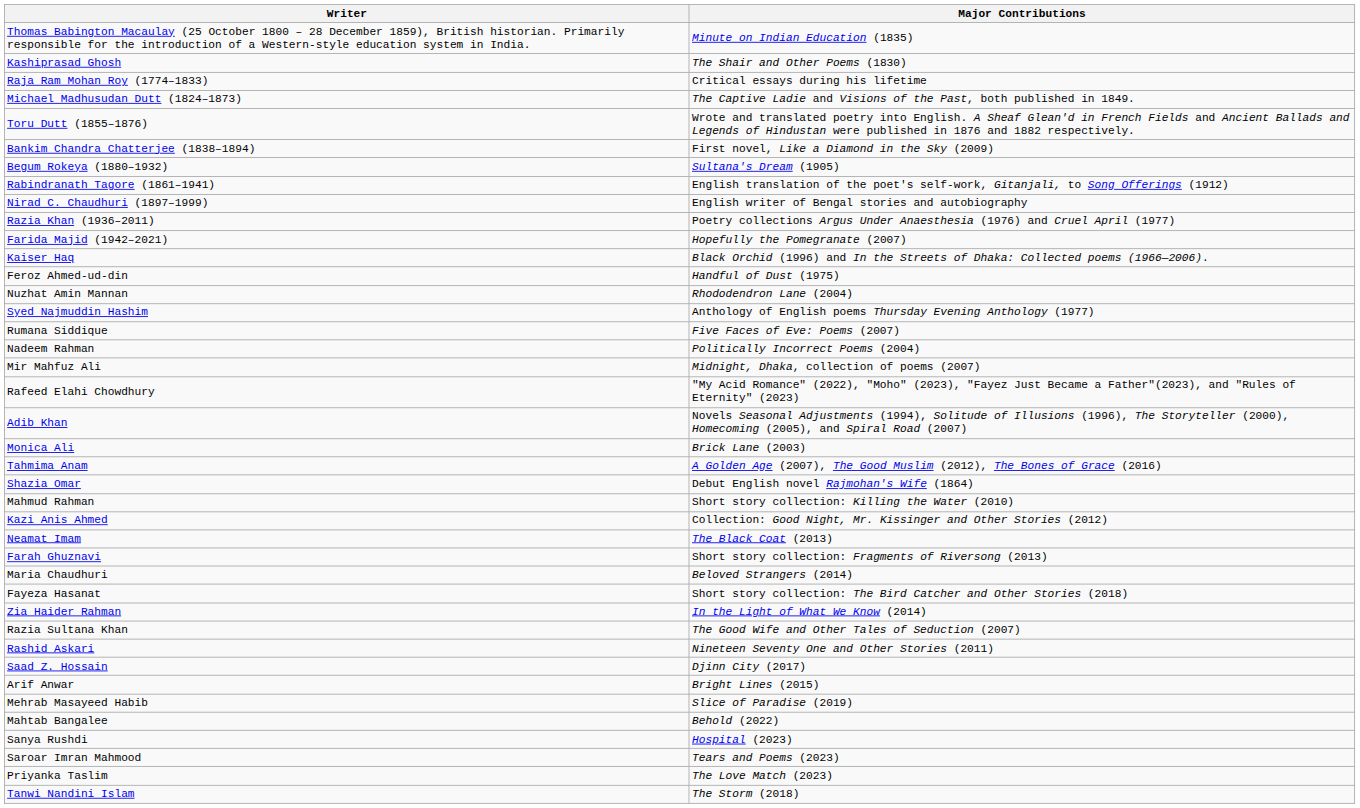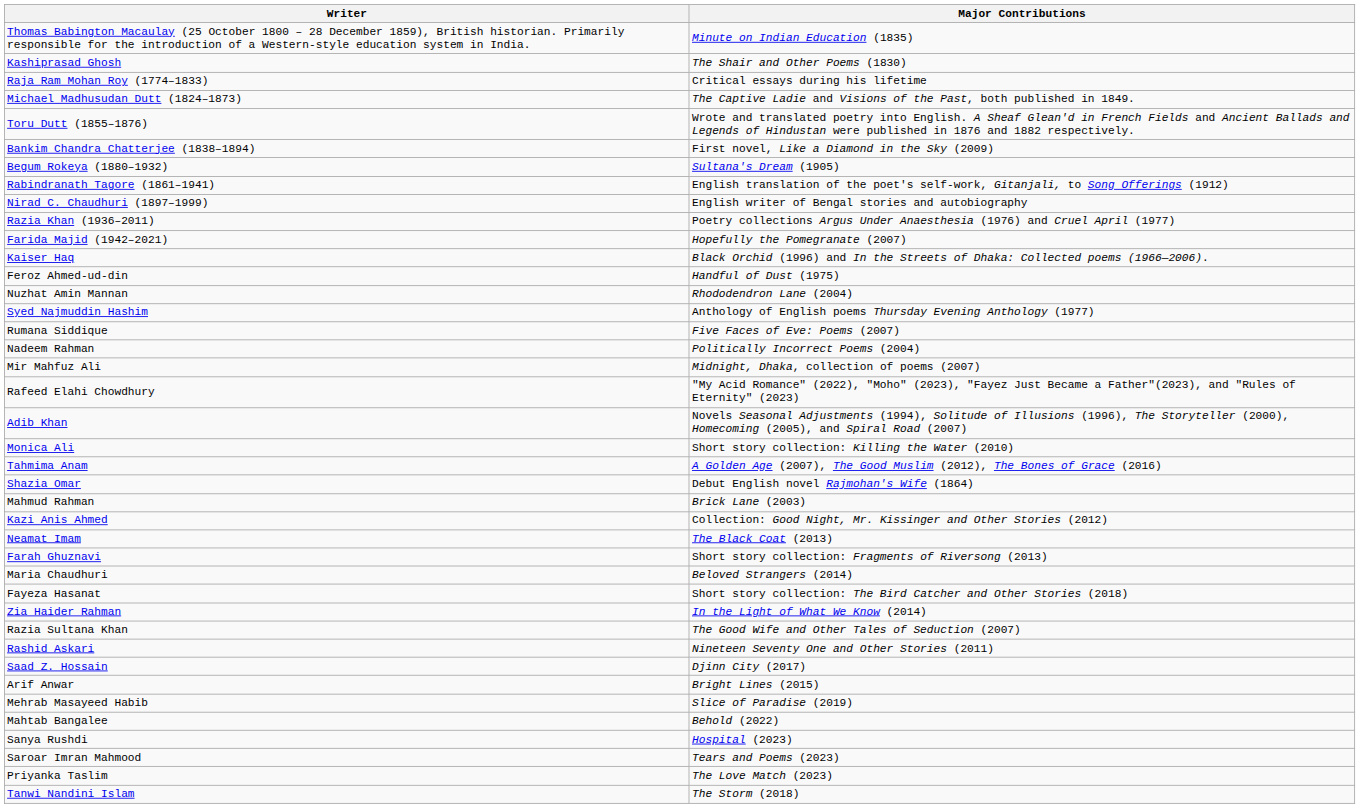(749, 448) Brick Lane (2003) -> (853, 448) Short story collection: Killing the Water (2010)
(853, 502) Short story collection: Killing the Water (2010) -> (749, 502) Brick Lane (2003)
